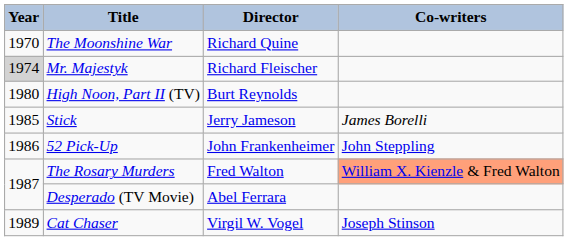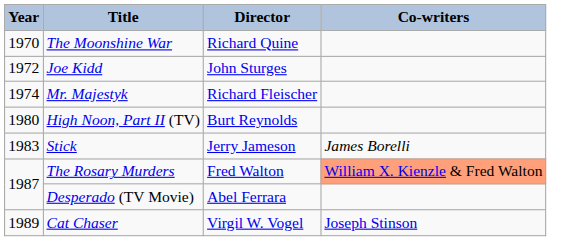+ row: (74, 69)
(24, 69) lightgrey background -> (24, 94) no background
(24, 120) 1985 -> (24, 145) 1983
- row: (82, 145)
